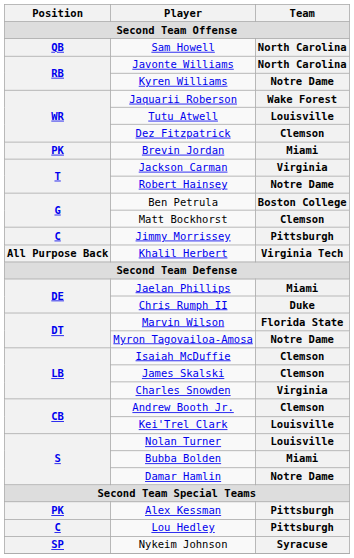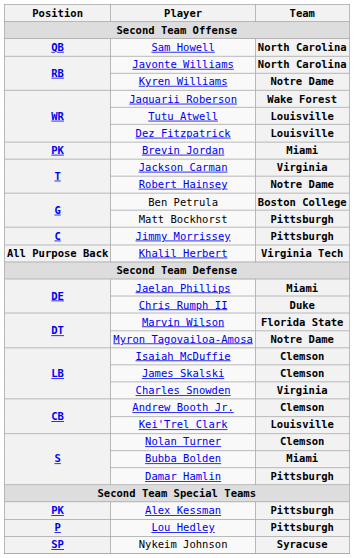(302, 133) Clemson -> (302, 133) Louisville
(302, 219) Clemson -> (302, 219) Pittsburgh
(302, 442) Louisville -> (302, 442) Clemson
(302, 476) Notre Dame -> (302, 476) Pittsburgh
(58, 528) C -> (58, 528) P
